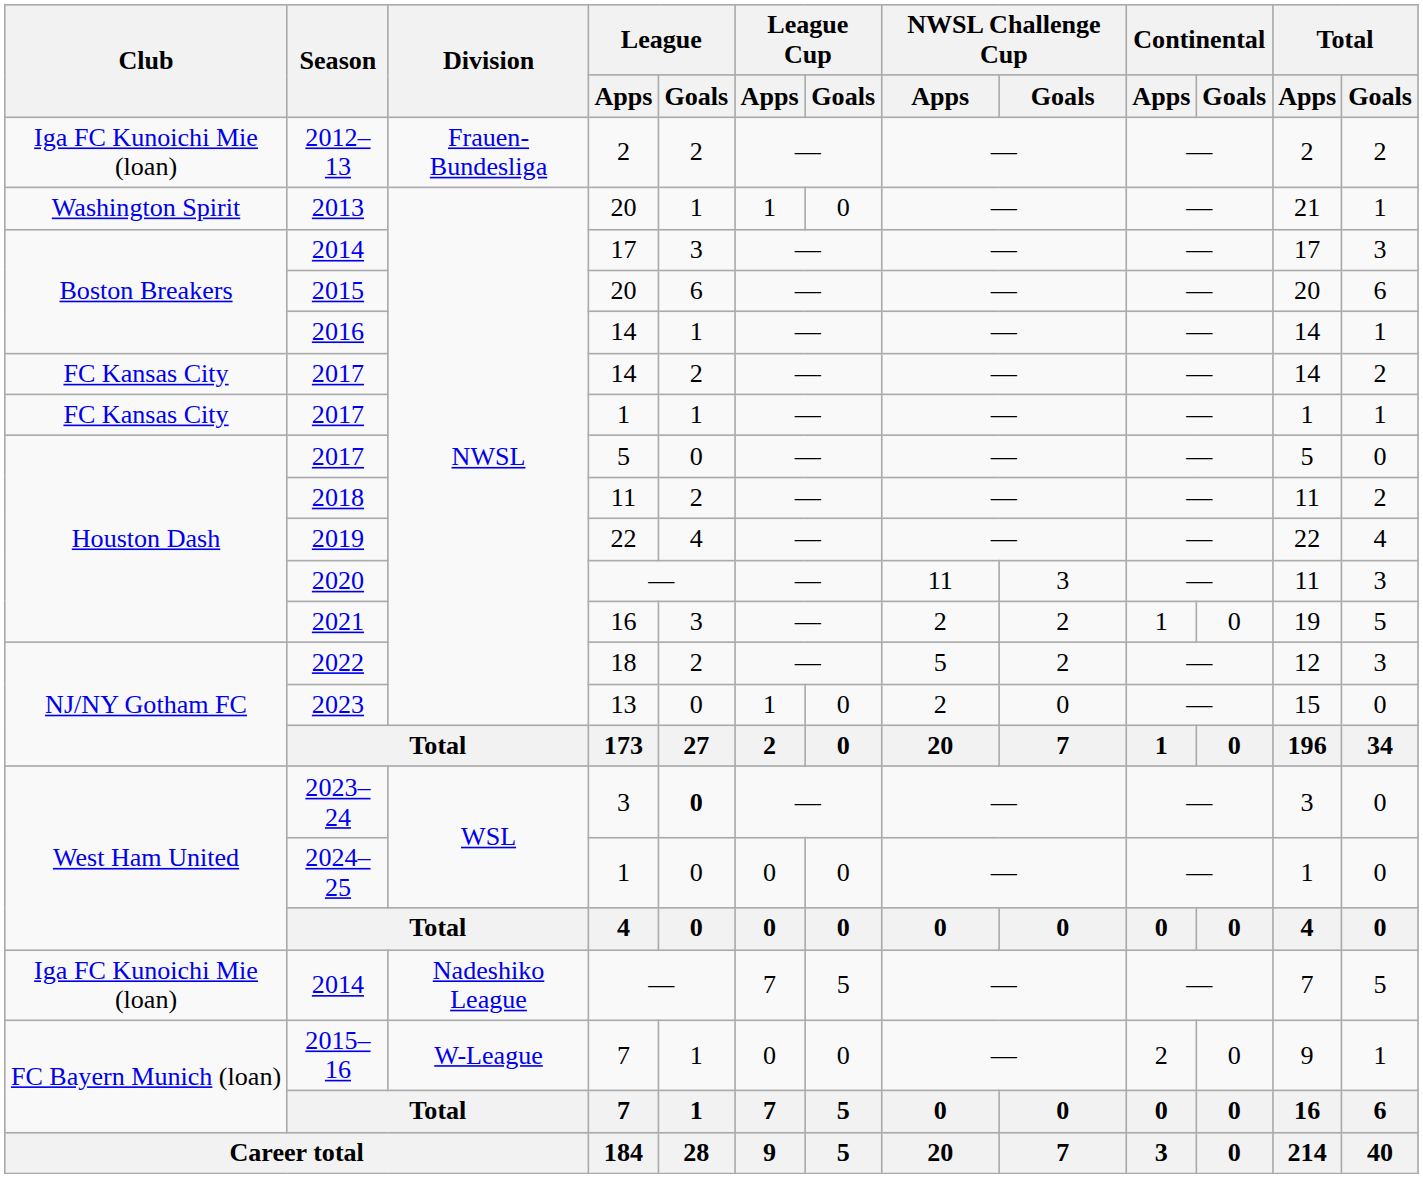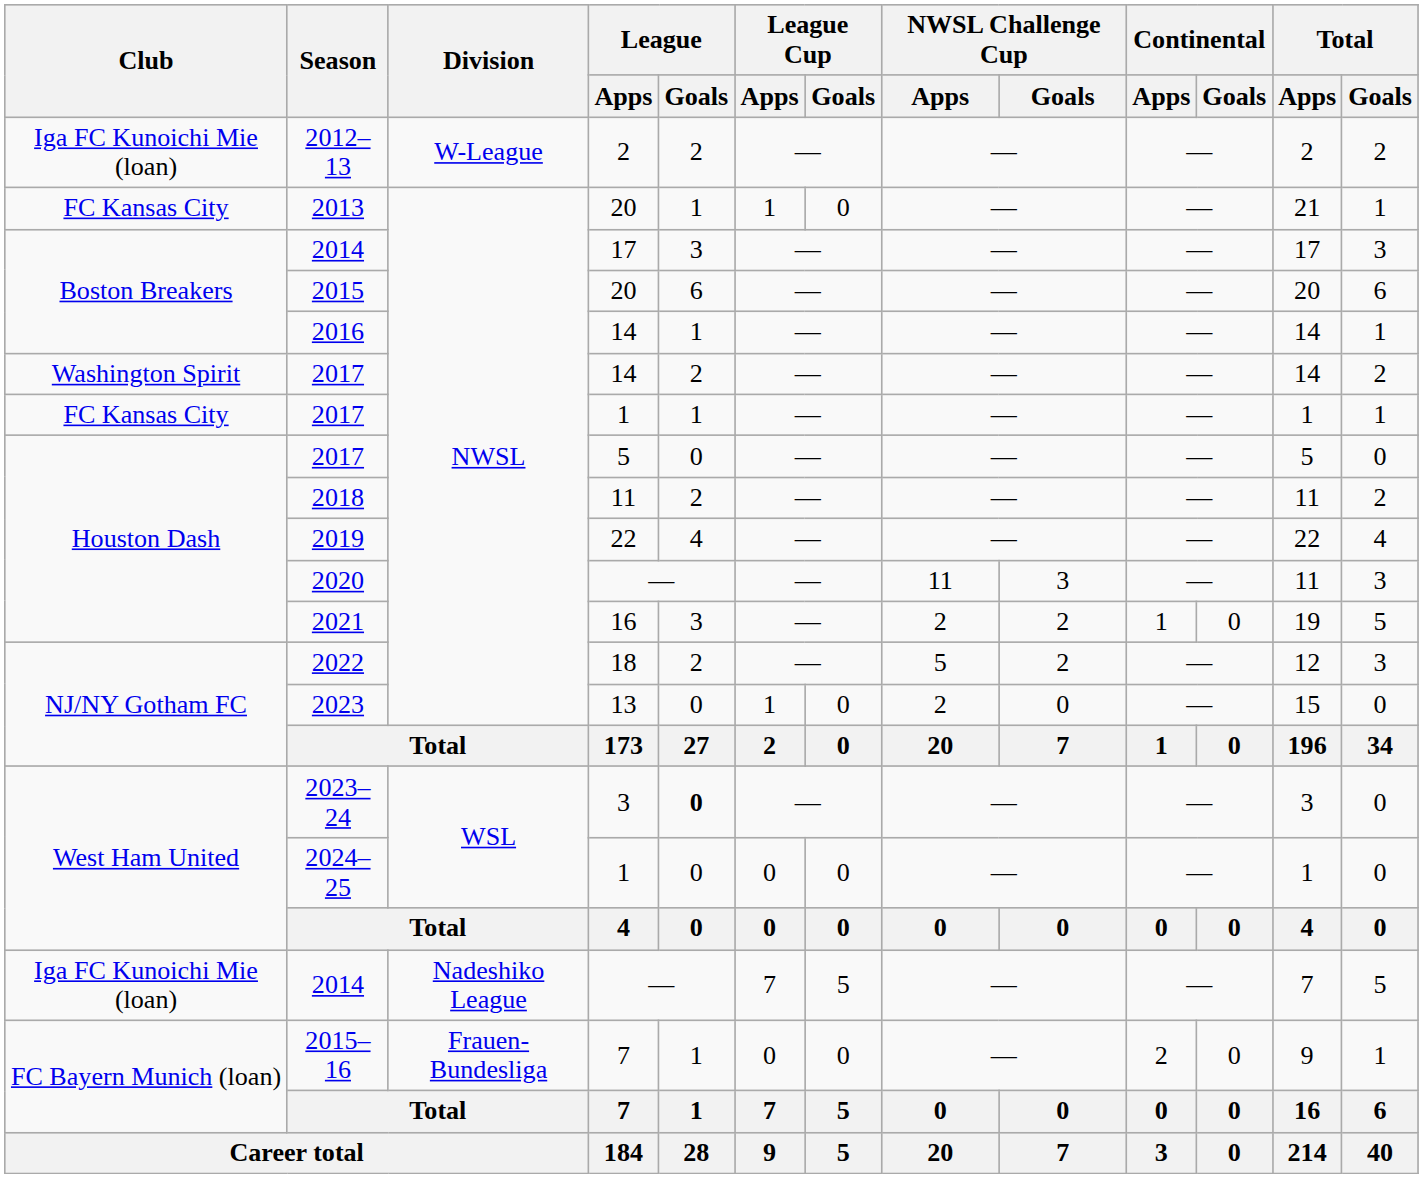(489, 151) Frauen-Bundesliga -> (489, 151) W-League
(146, 207) Washington Spirit -> (146, 207) FC Kansas City
(146, 373) FC Kansas City -> (146, 373) Washington Spirit
(489, 1055) W-League -> (489, 1055) Frauen-Bundesliga
